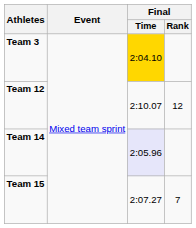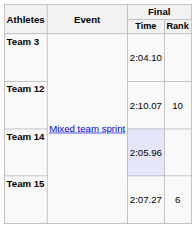(146, 58) gold background -> (146, 58) no background
(178, 105) 12 -> (178, 105) 10
(178, 200) 7 -> (178, 200) 6
